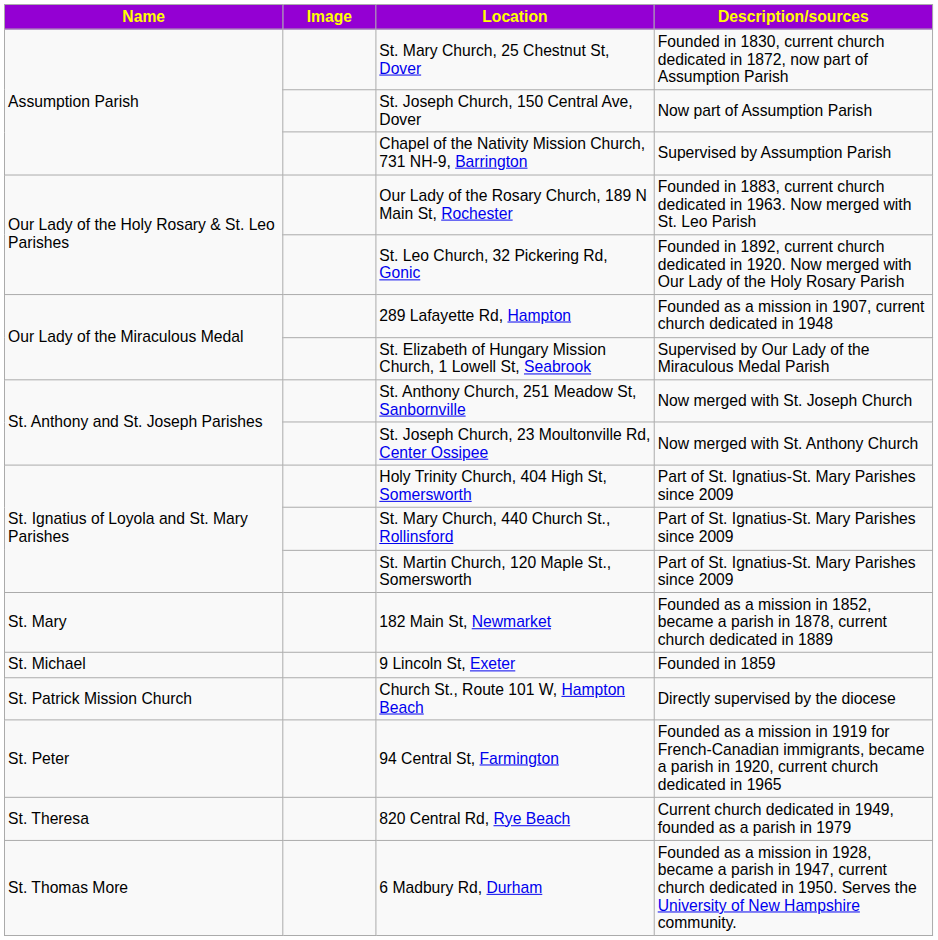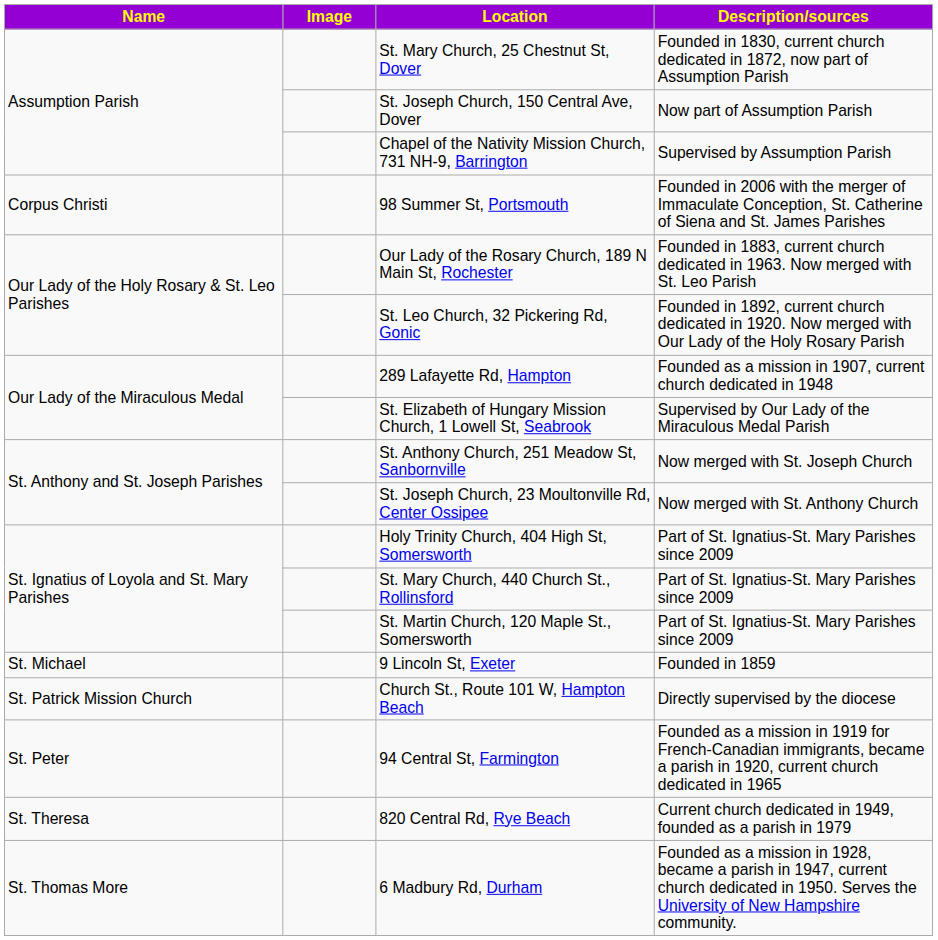+ row: (474, 204)
- row: (465, 622)
